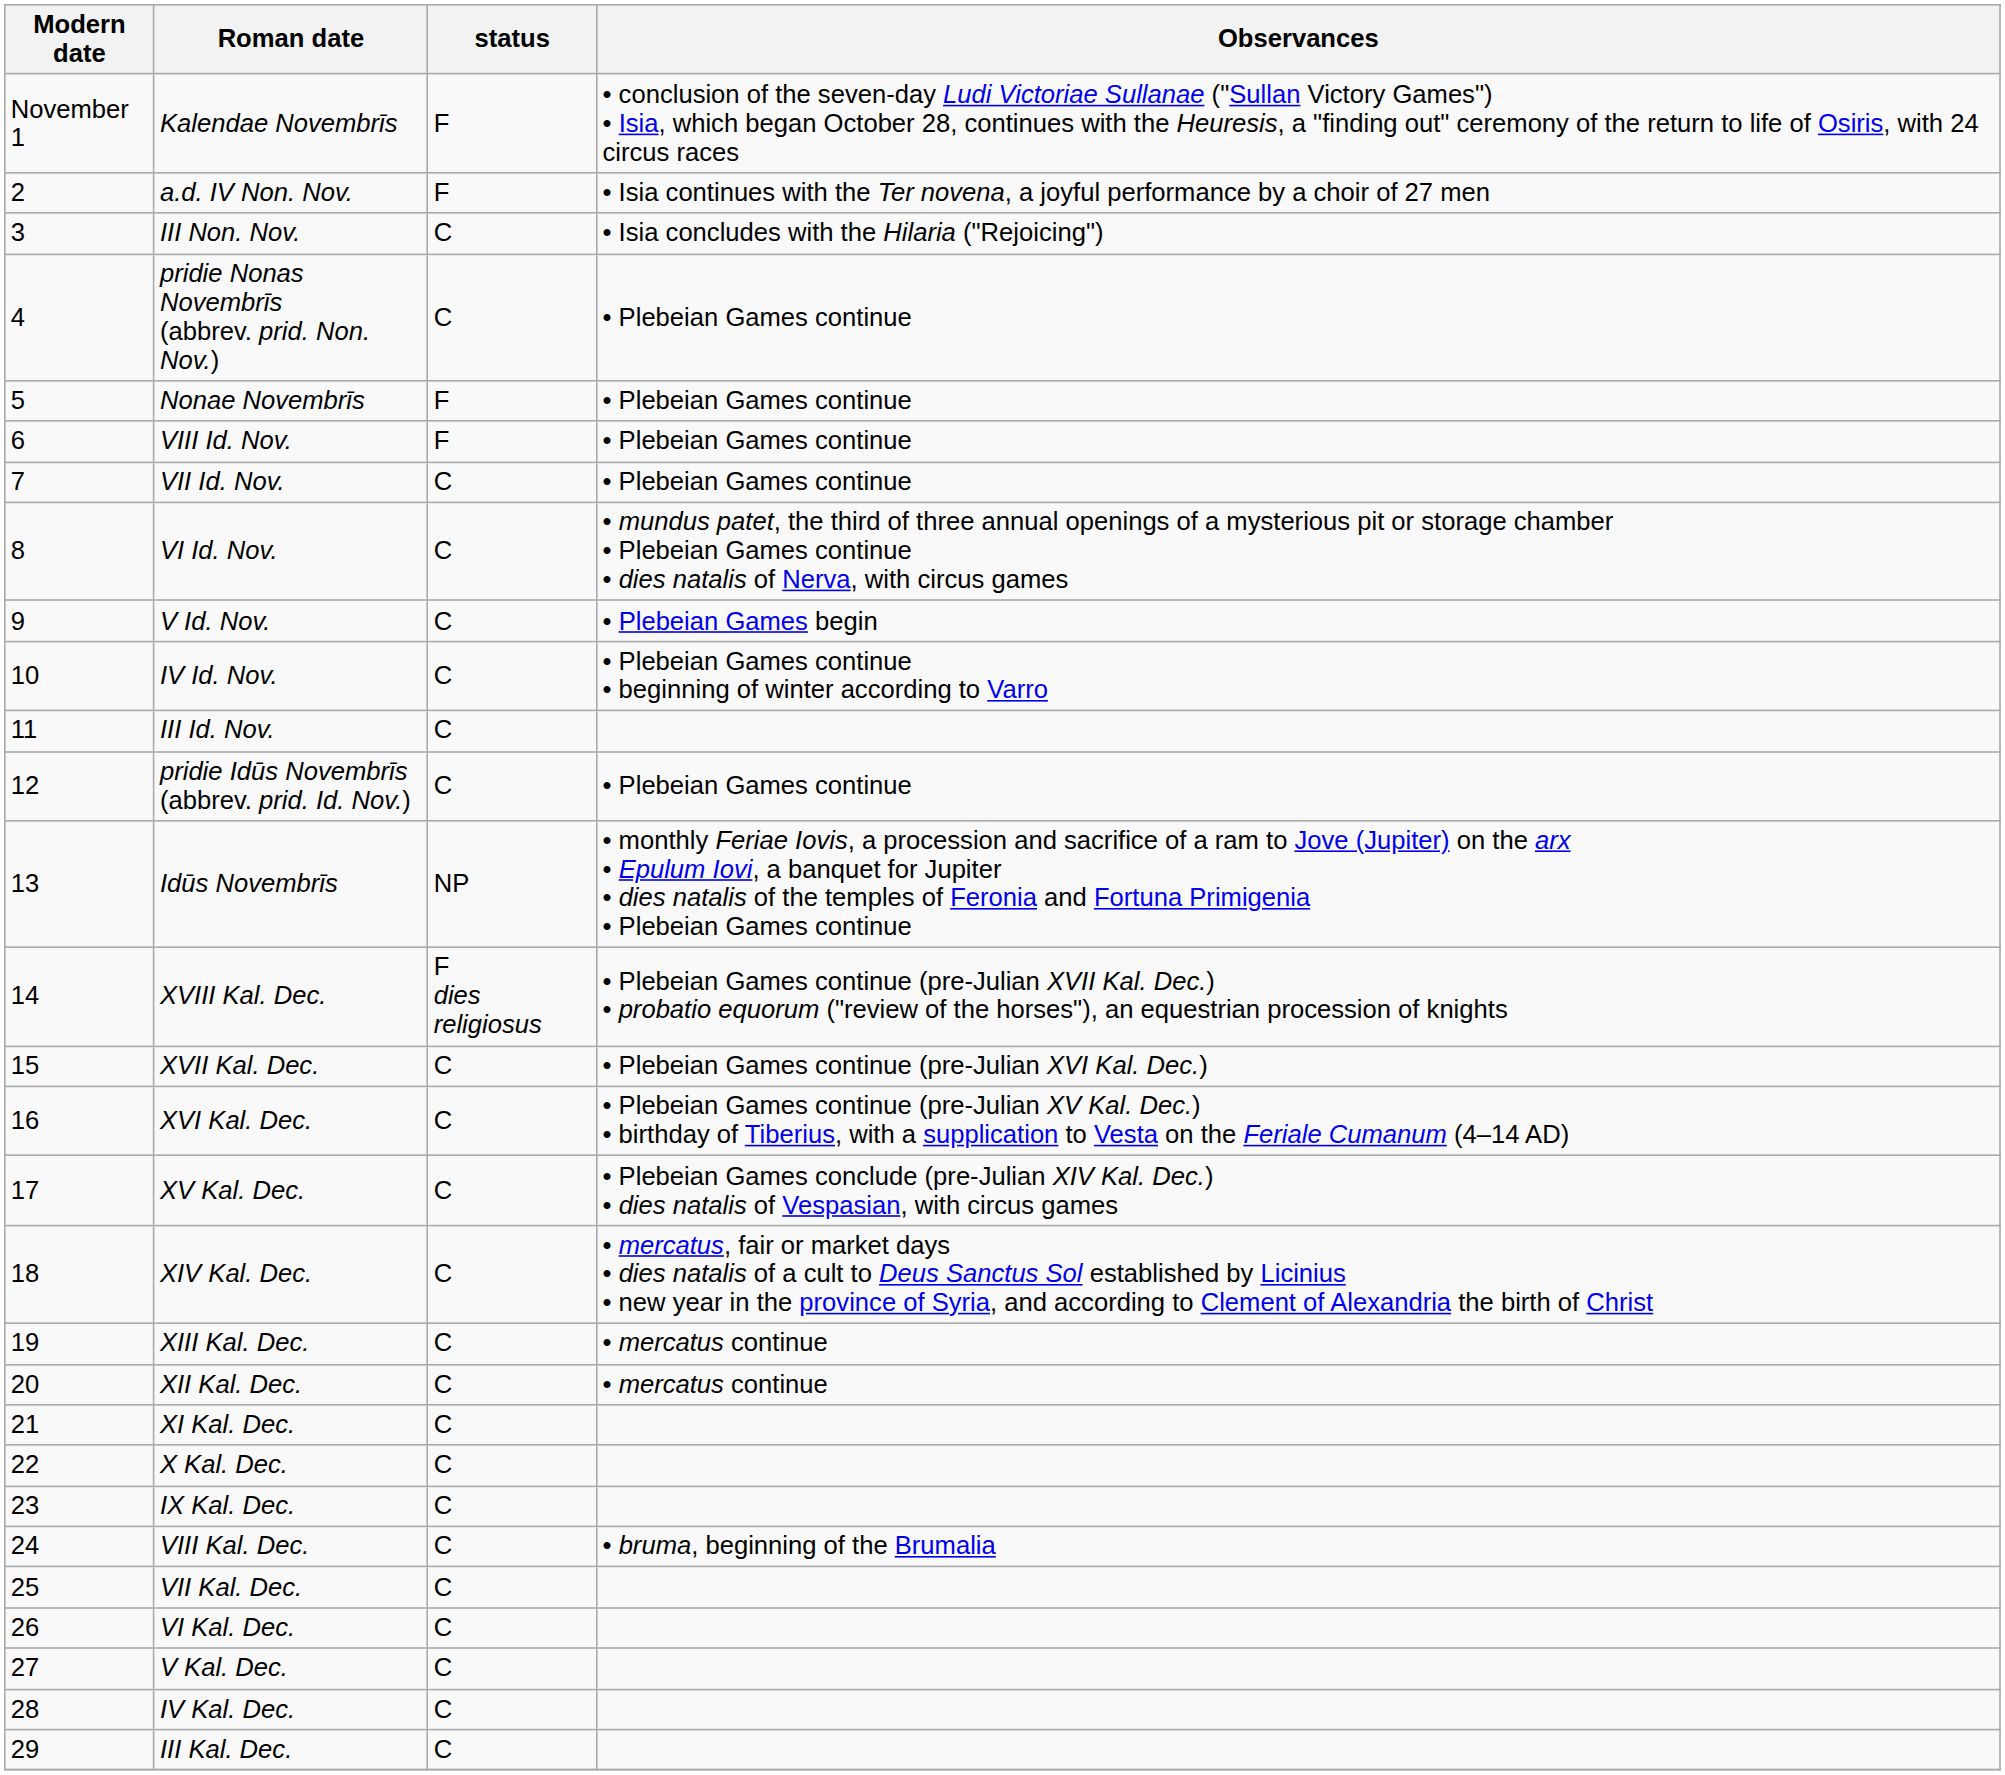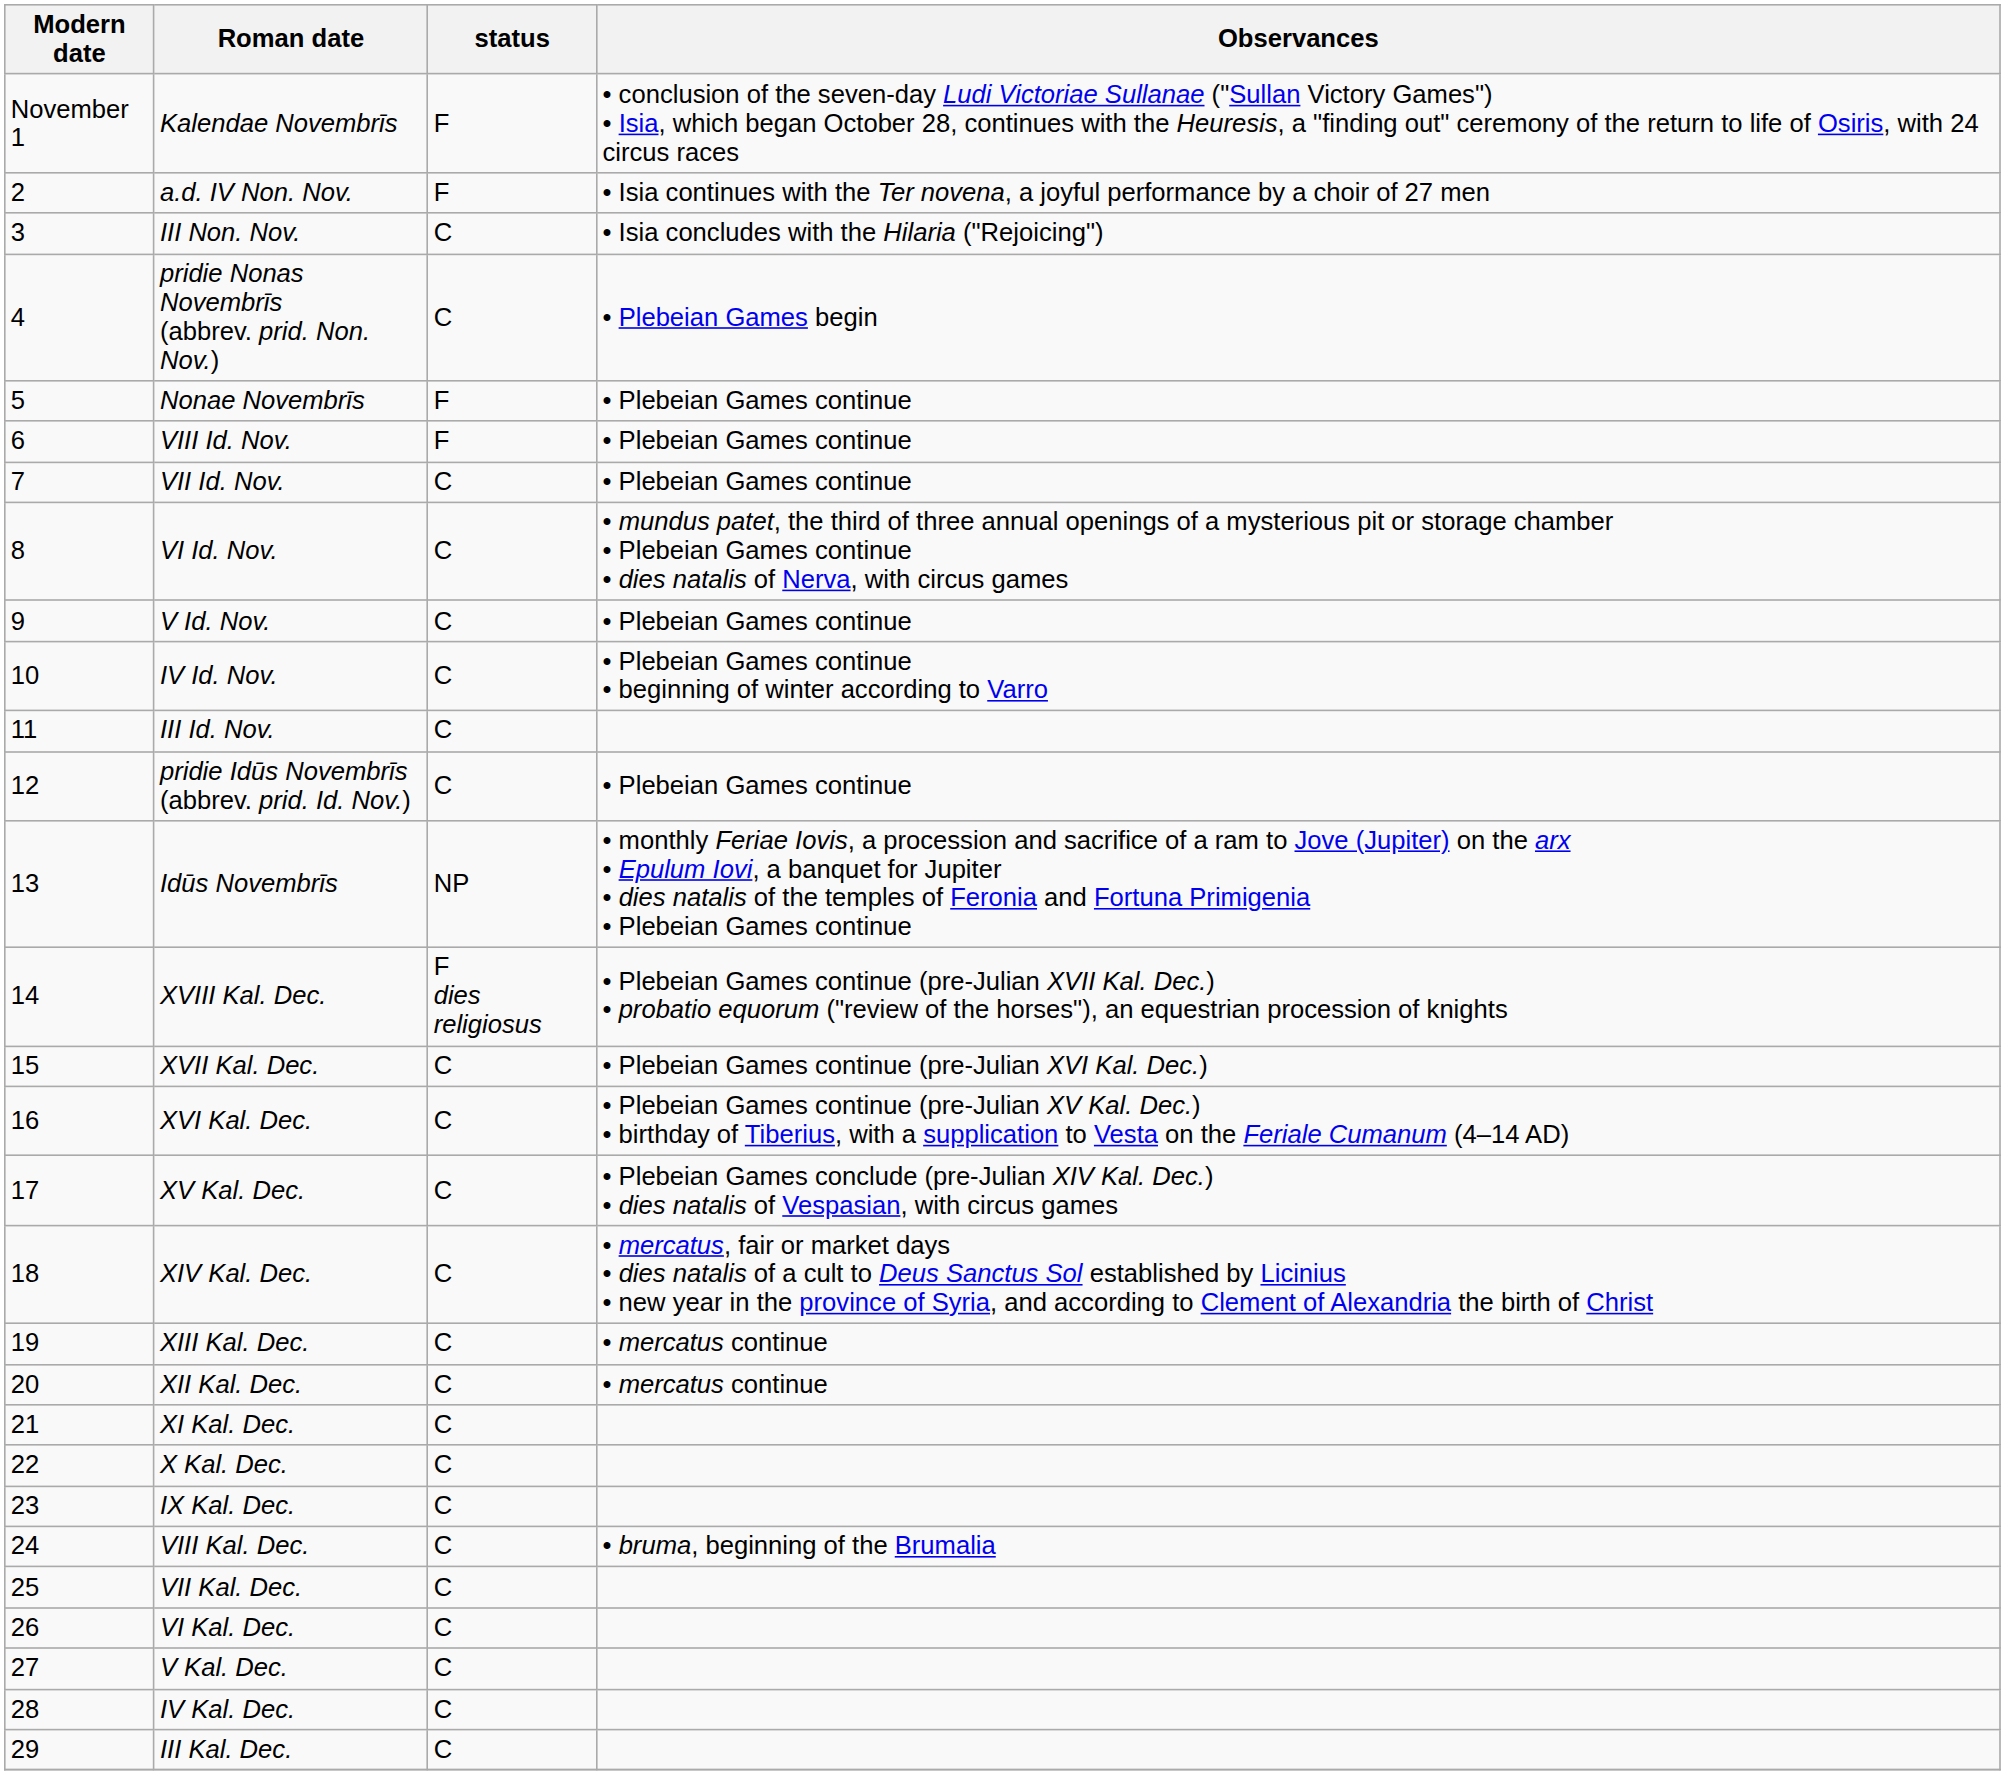(757, 316) • Plebeian Games continue -> (740, 316) • Plebeian Games begin
(740, 620) • Plebeian Games begin -> (757, 620) • Plebeian Games continue
